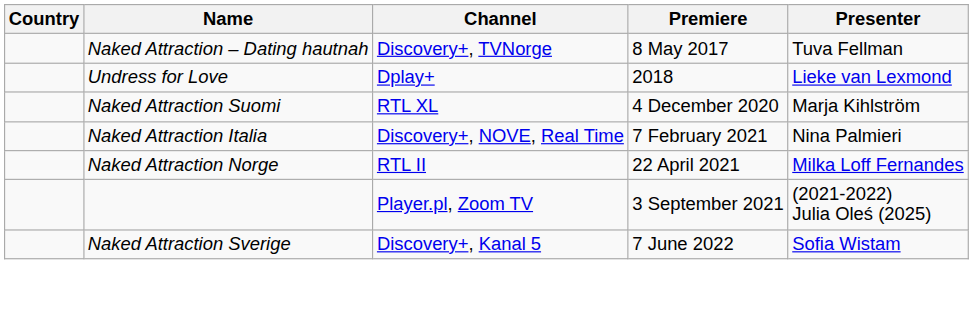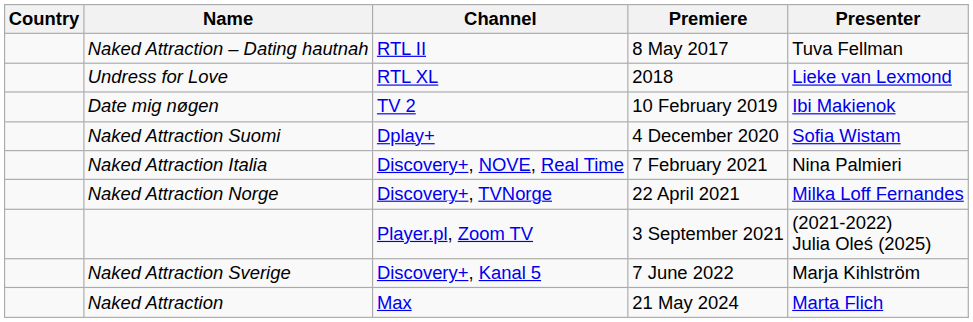(464, 48) Discovery+, TVNorge -> (401, 48) RTL II
(406, 77) Dplay+ -> (408, 77) RTL XL
+ row: (153, 106)
(408, 106) RTL XL -> (406, 135) Dplay+
(856, 106) Marja Kihlström -> (846, 135) Sofia Wistam
(401, 164) RTL II -> (464, 194) Discovery+, TVNorge
(846, 244) Sofia Wistam -> (856, 273) Marja Kihlström
+ row: (155, 302)
